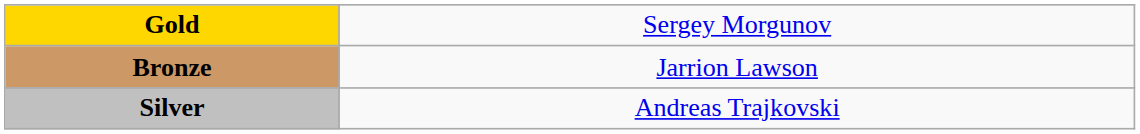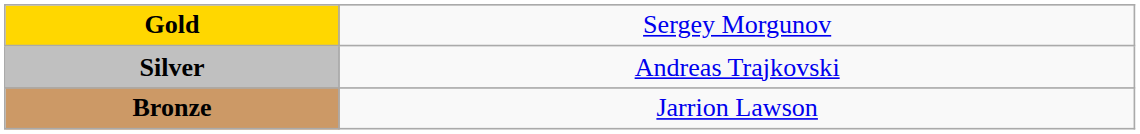rows swapped: (172, 107) <-> (172, 66)
